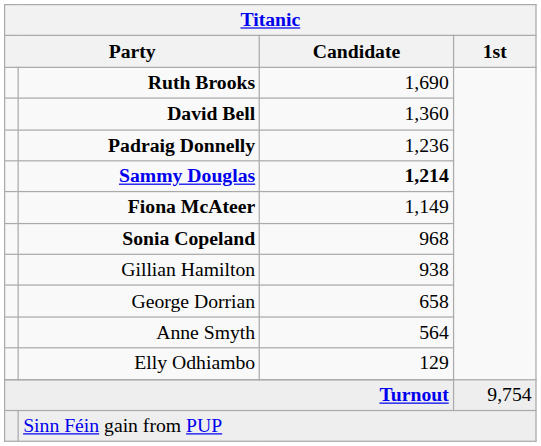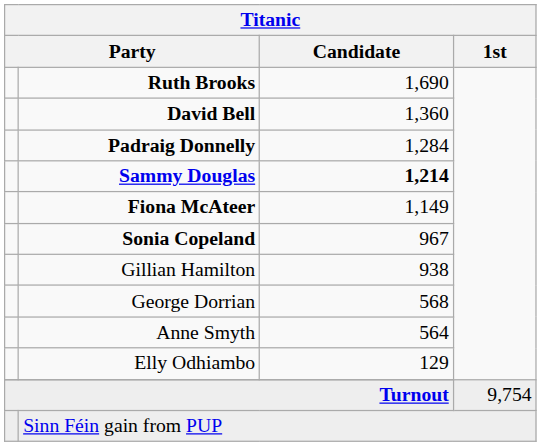(427, 144) 1,236 -> (427, 144) 1,284
(434, 238) 968 -> (434, 238) 967
(434, 301) 658 -> (434, 301) 568
